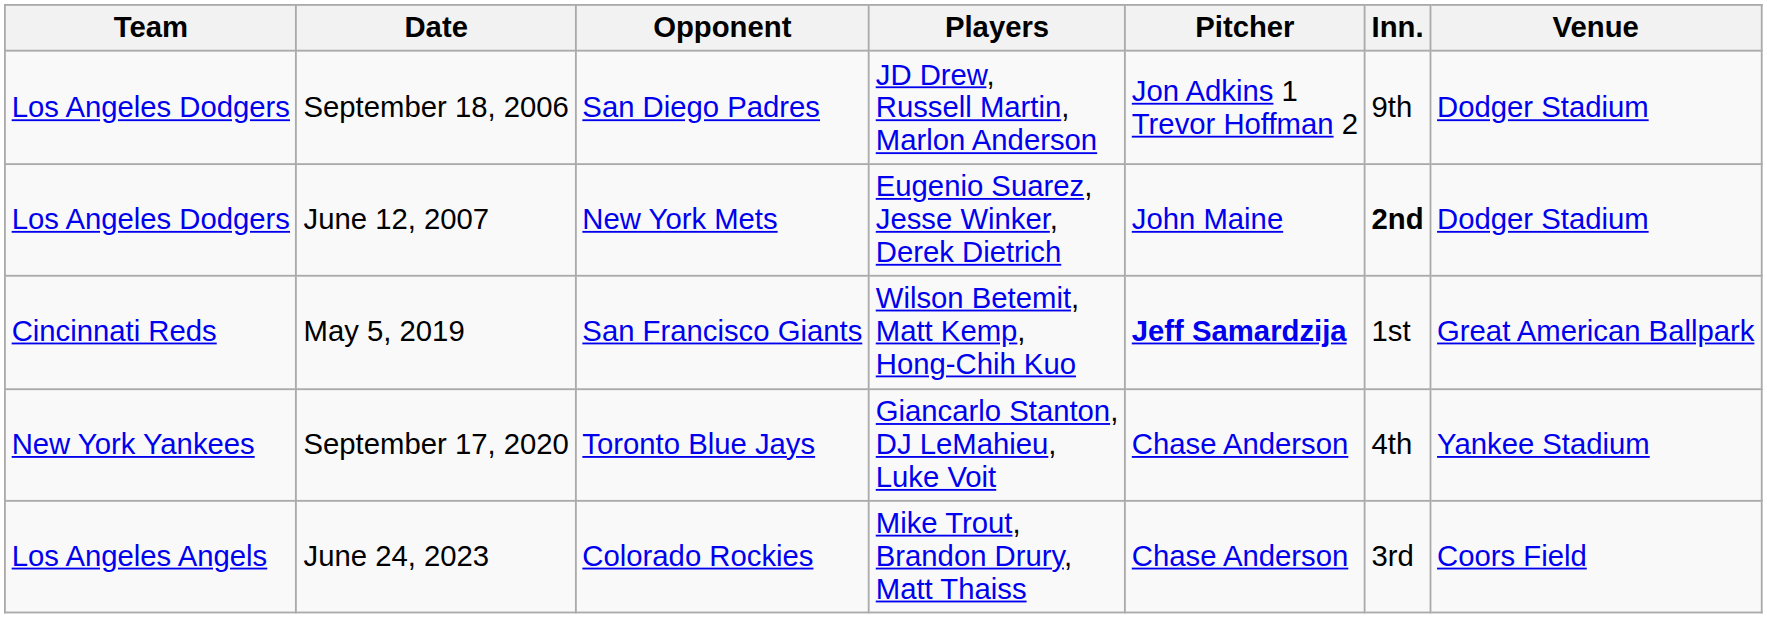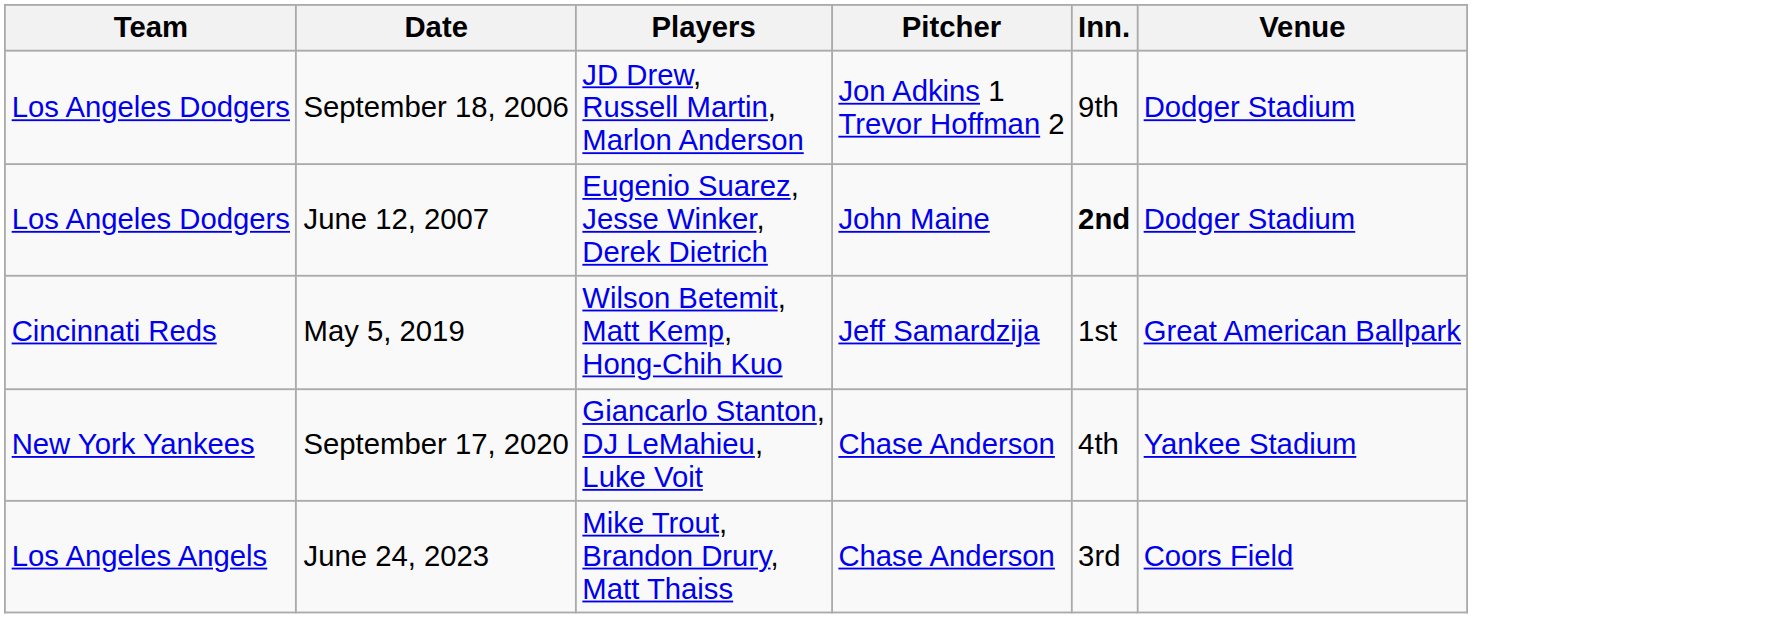- column: (722, 27)
(1239, 331) bold -> (939, 331) normal
